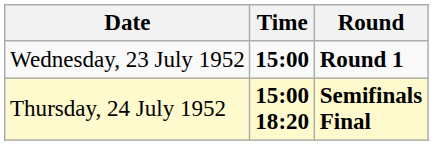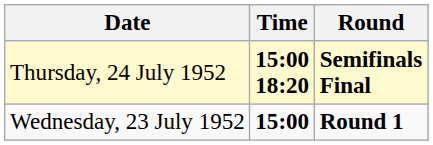rows swapped: (127, 59) <-> (118, 108)
